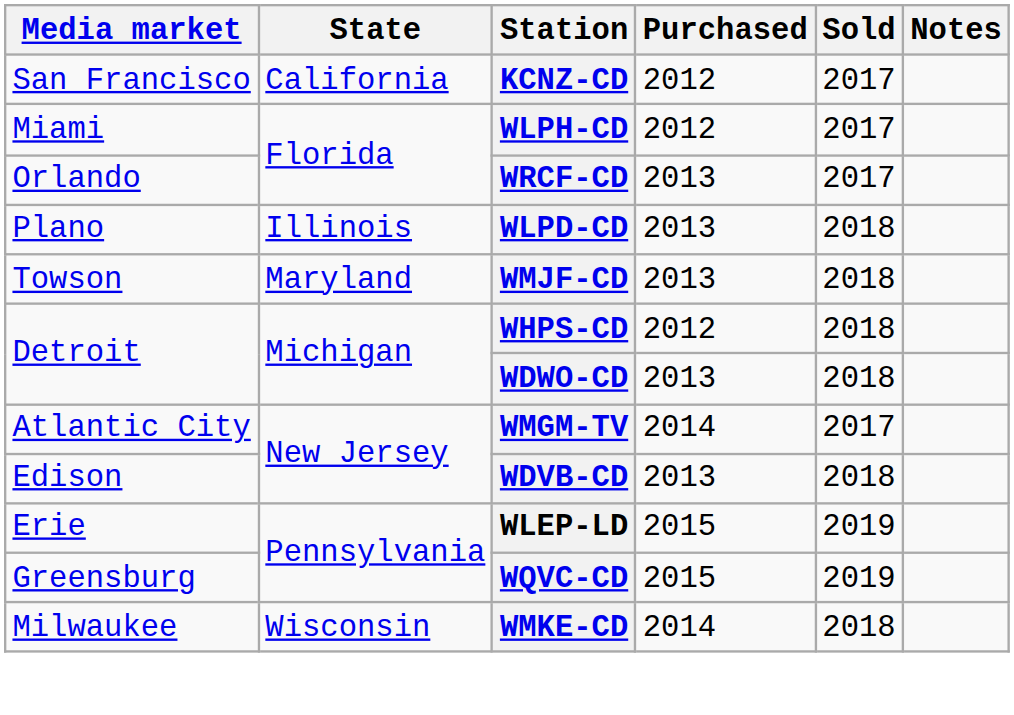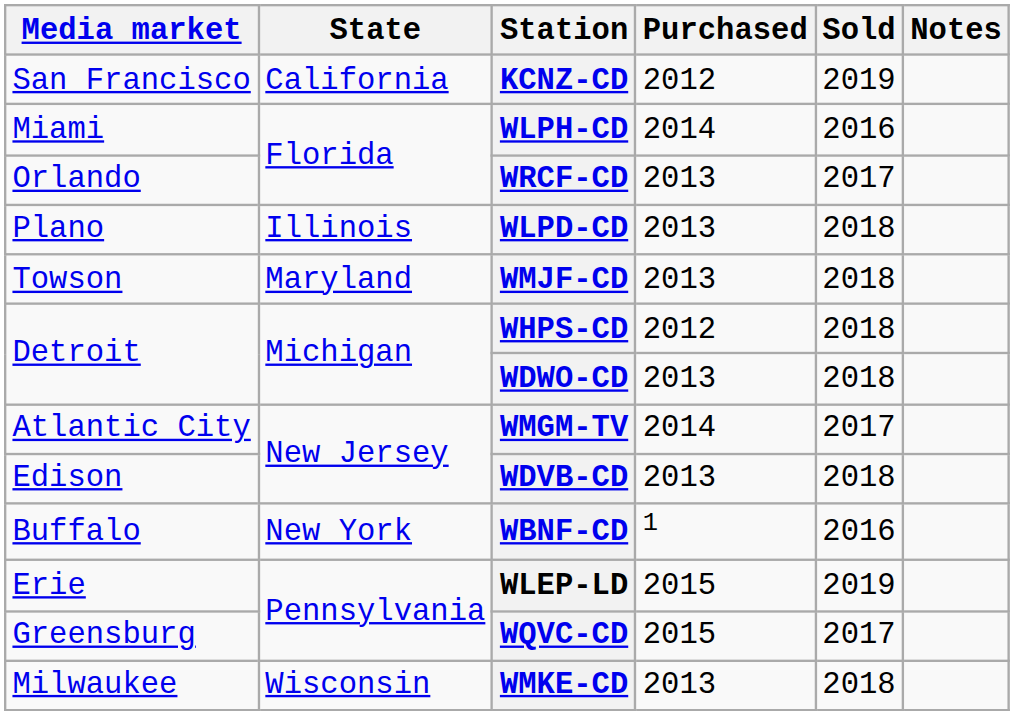(859, 80) 2017 -> (859, 80) 2019
(679, 130) 2012 -> (679, 130) 2014
(859, 130) 2017 -> (859, 130) 2016
+ row: (564, 532)
(859, 578) 2019 -> (859, 635) 2017
(679, 628) 2014 -> (679, 685) 2013
